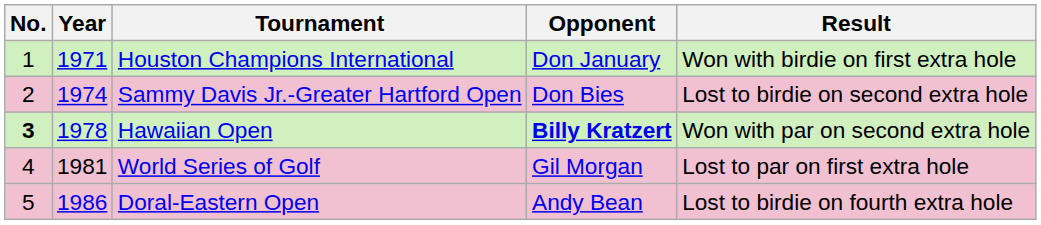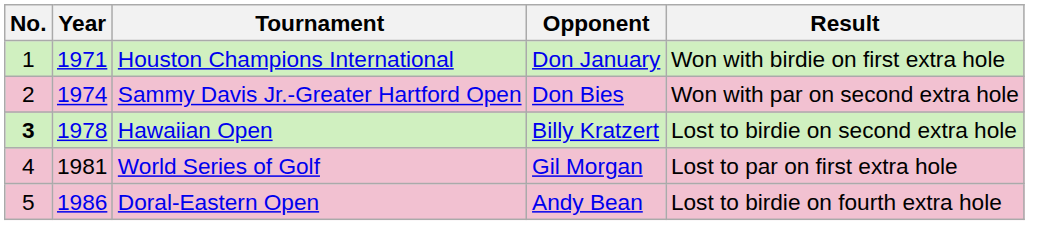(855, 95) Lost to birdie on second extra hole -> (845, 95) Won with par on second extra hole
(602, 130) bold -> (596, 130) normal
(856, 130) Won with par on second extra hole -> (844, 130) Lost to birdie on second extra hole
